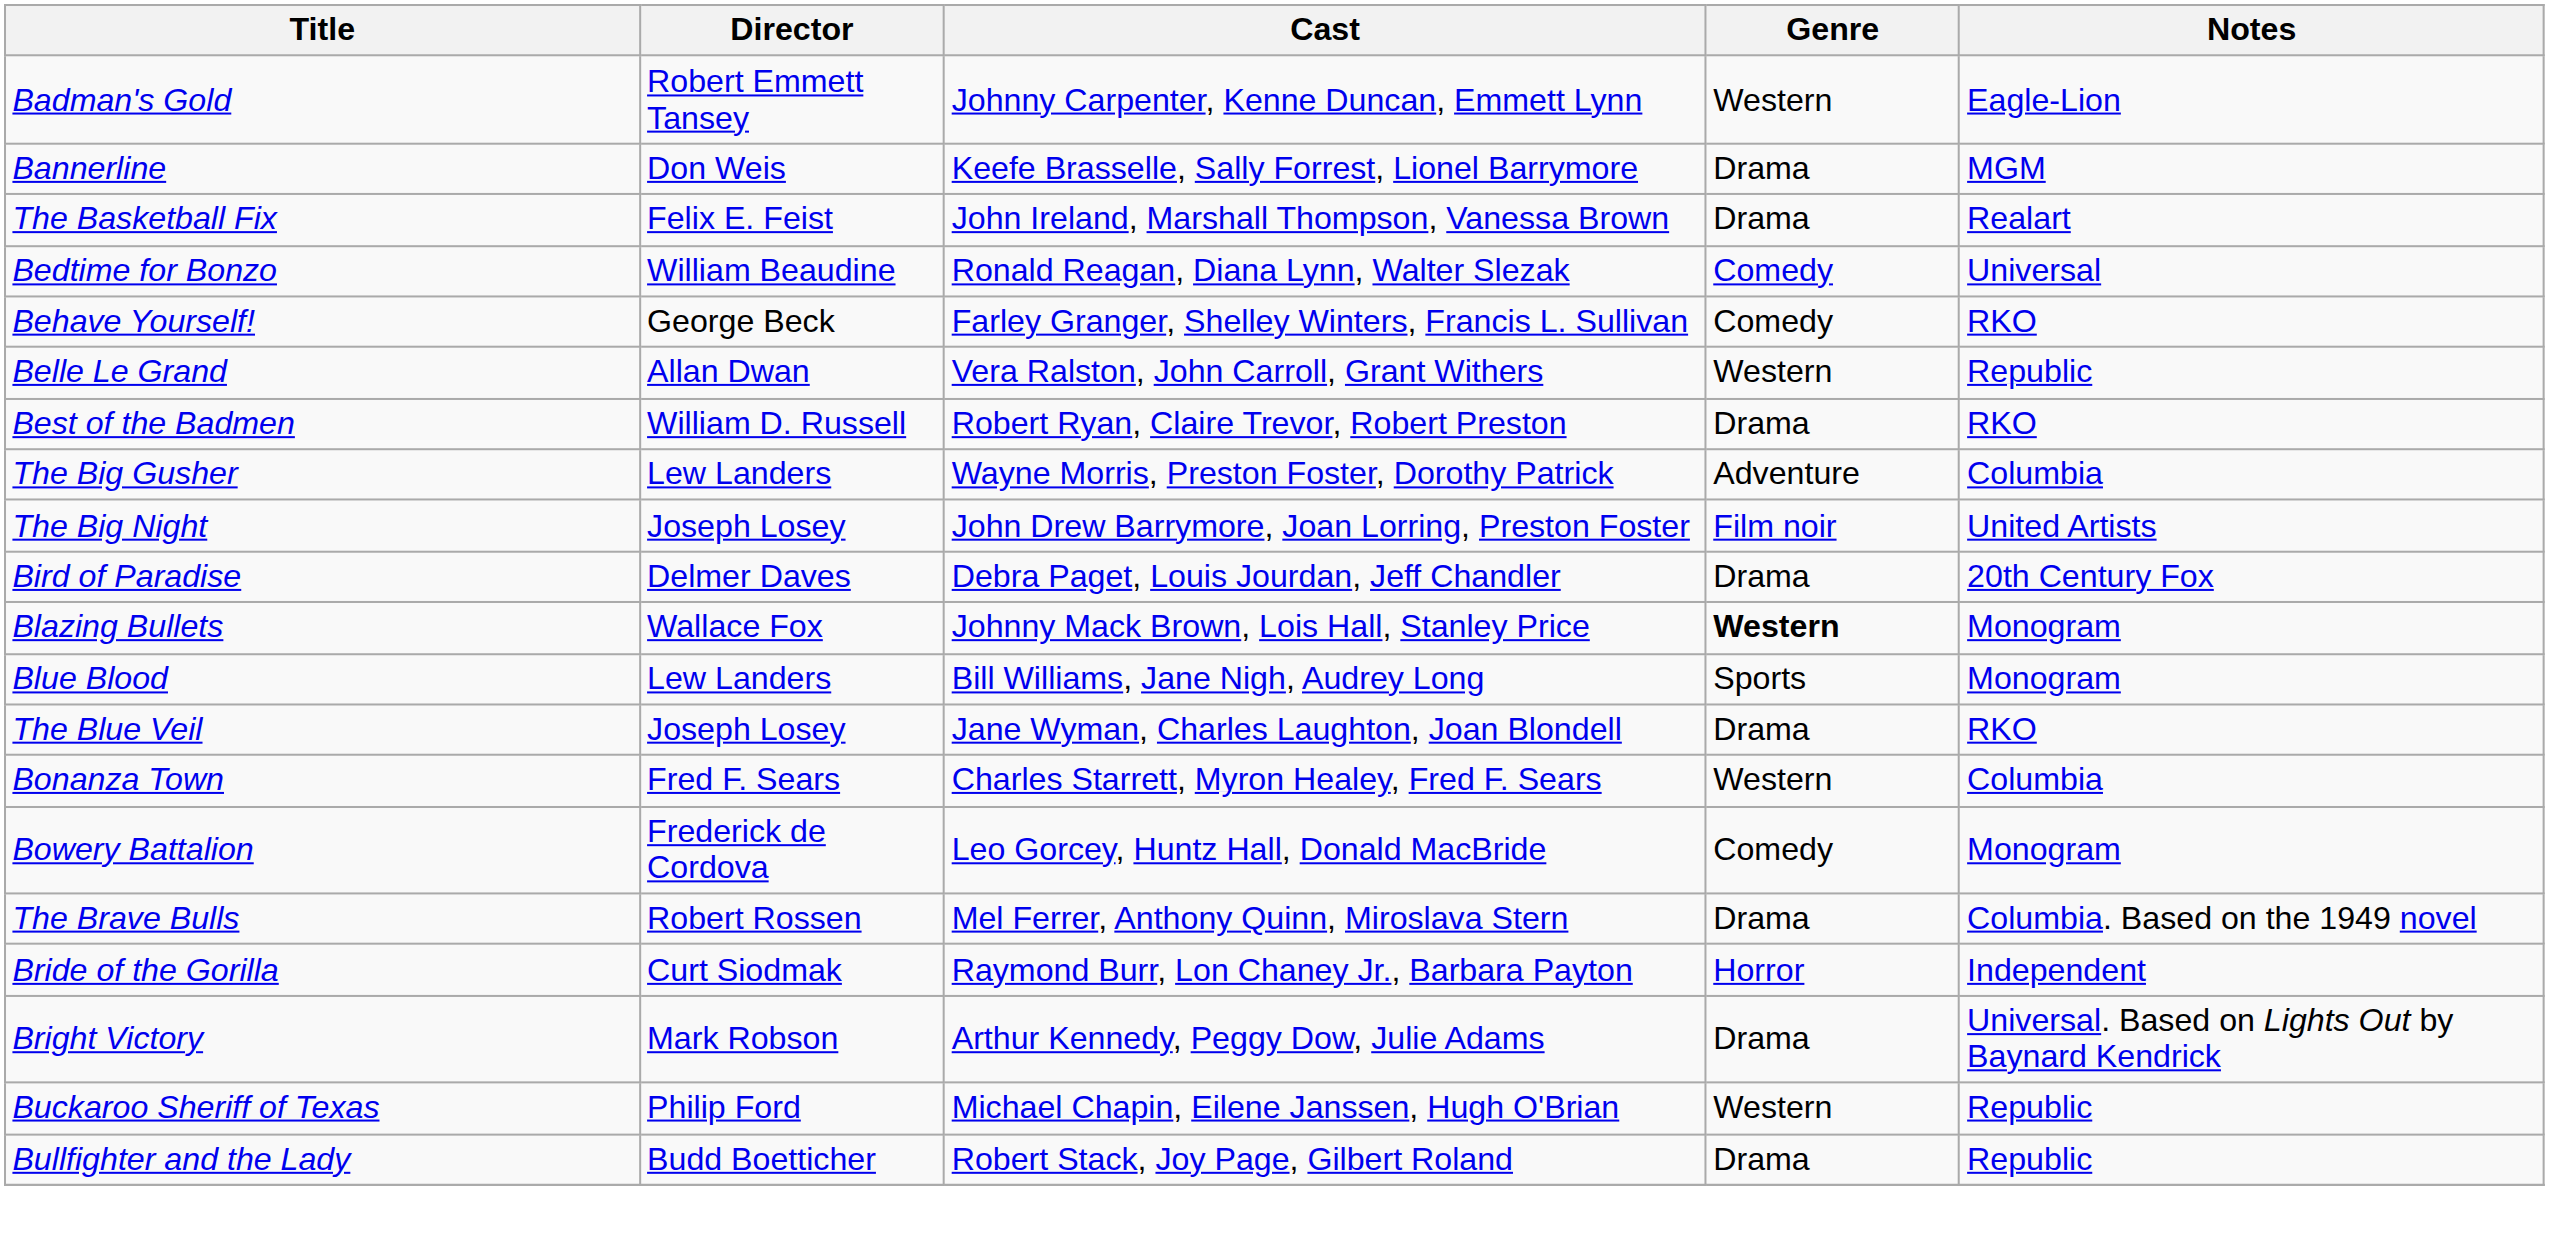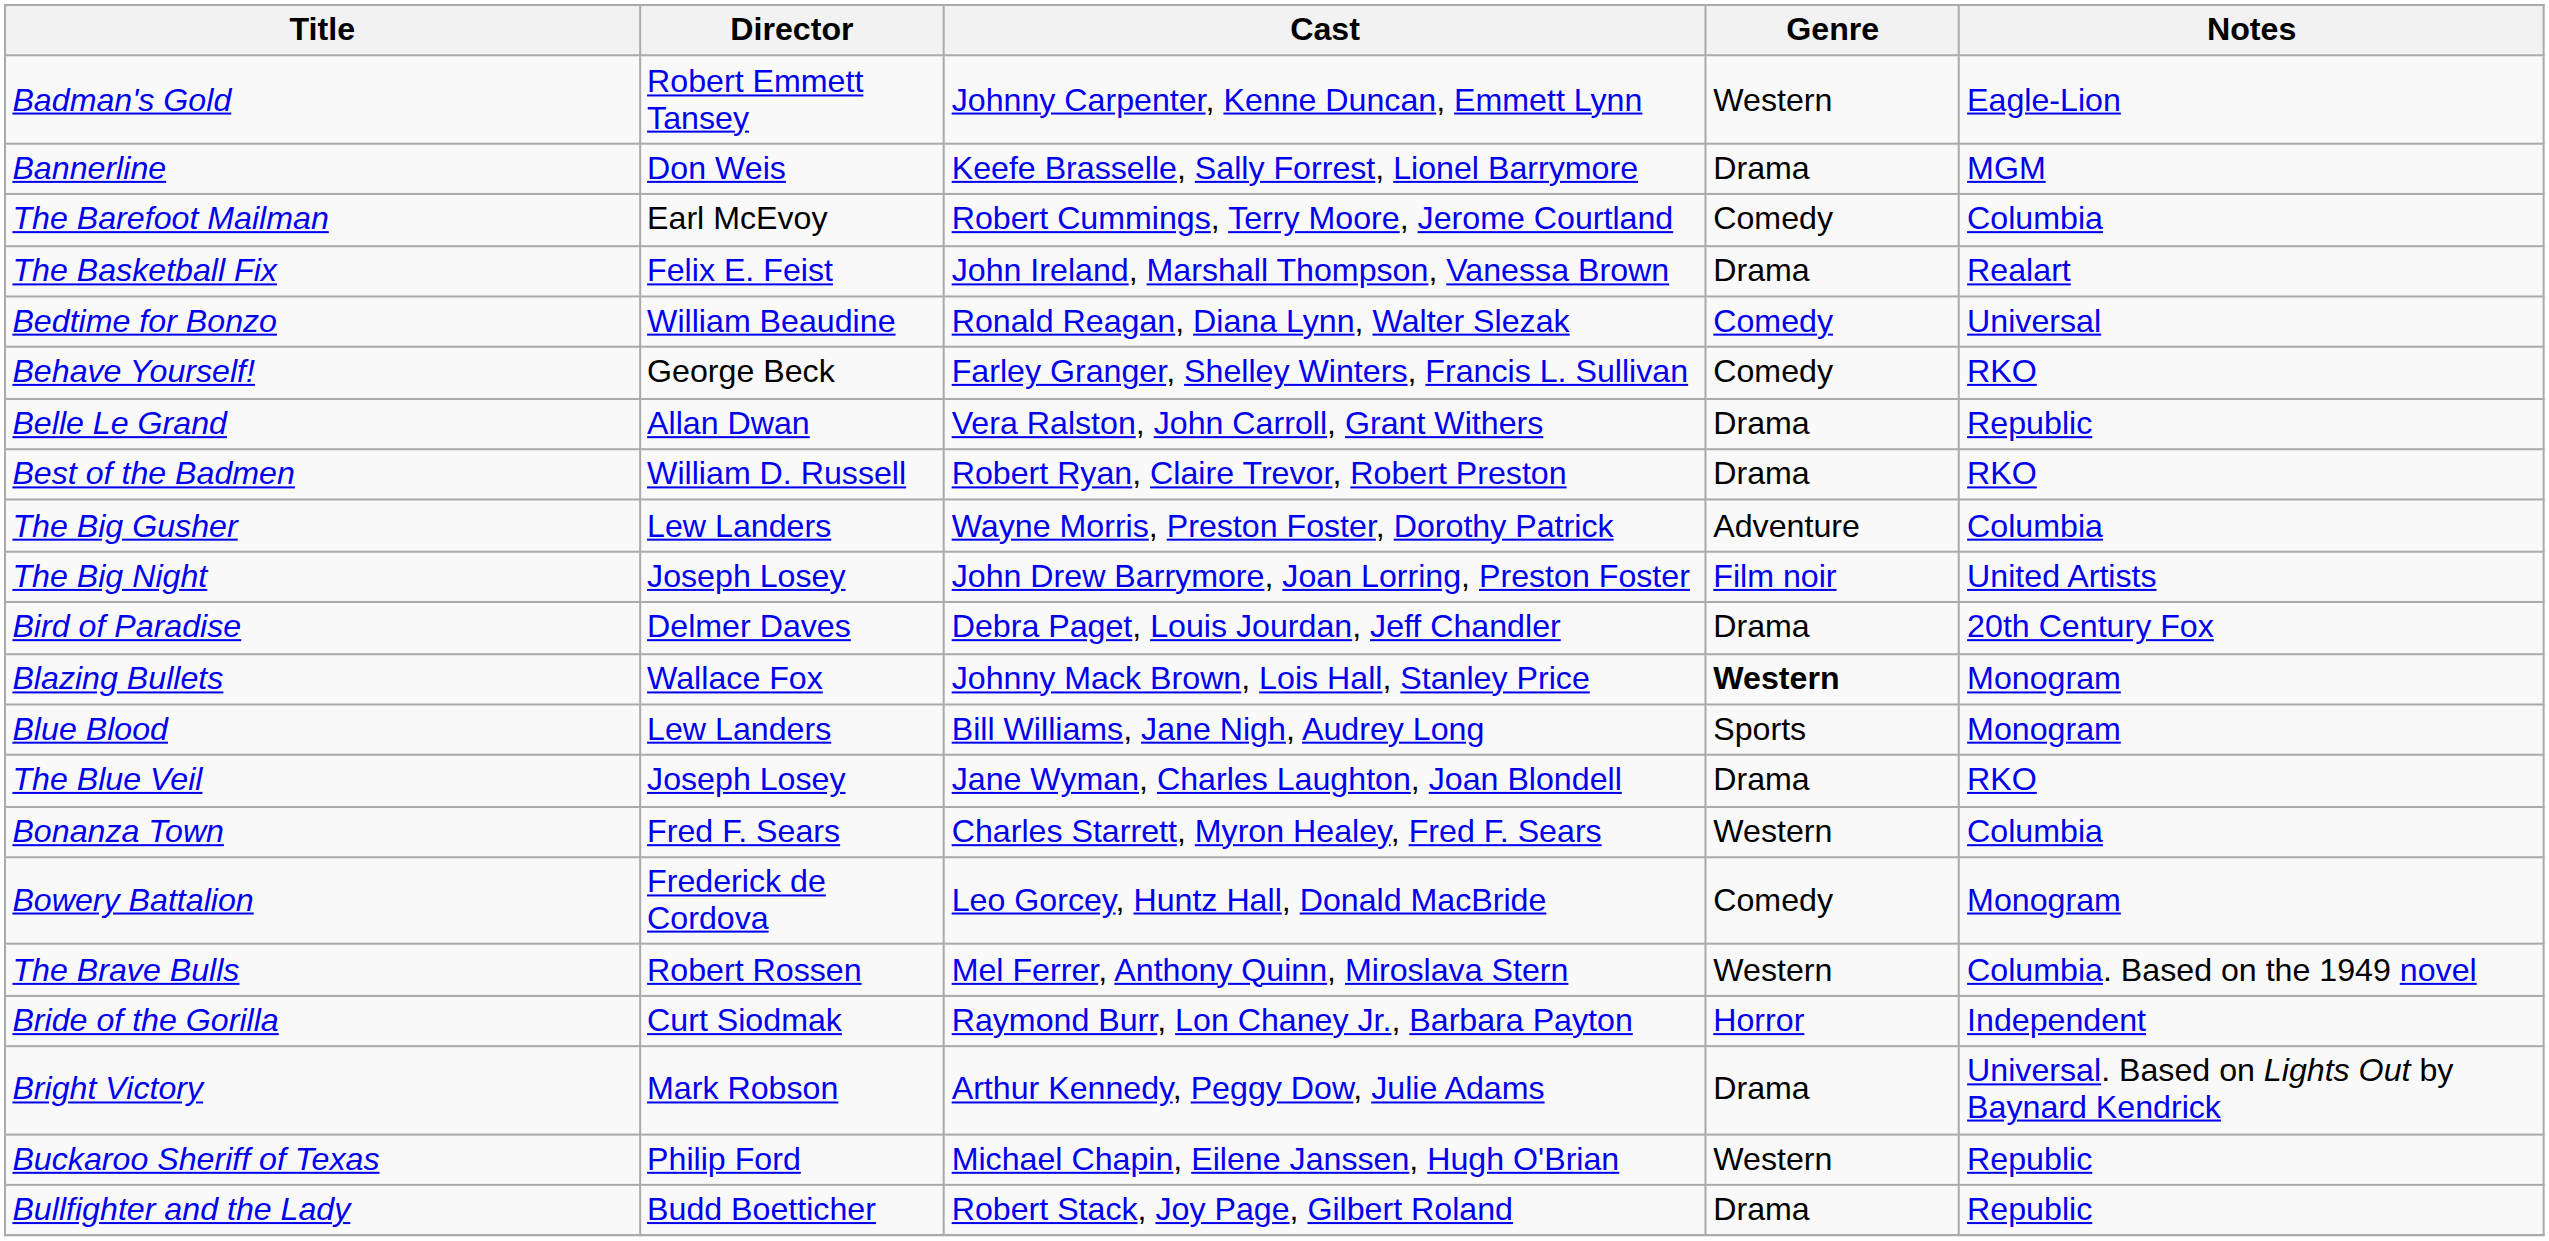+ row: (171, 219)
(1773, 372) Western -> (1762, 423) Drama
(1762, 918) Drama -> (1773, 969) Western
